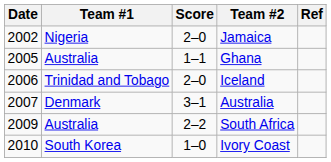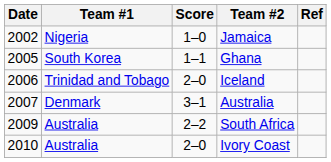(195, 37) 2–0 -> (195, 37) 1–0
(71, 59) Australia -> (83, 59) South Korea
(83, 146) South Korea -> (71, 146) Australia
(195, 146) 1–0 -> (195, 146) 2–0
